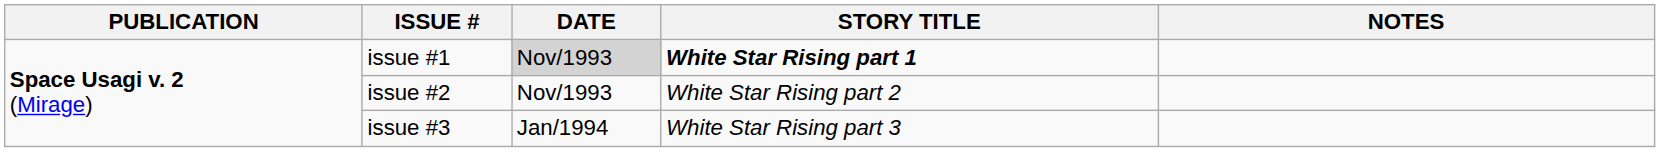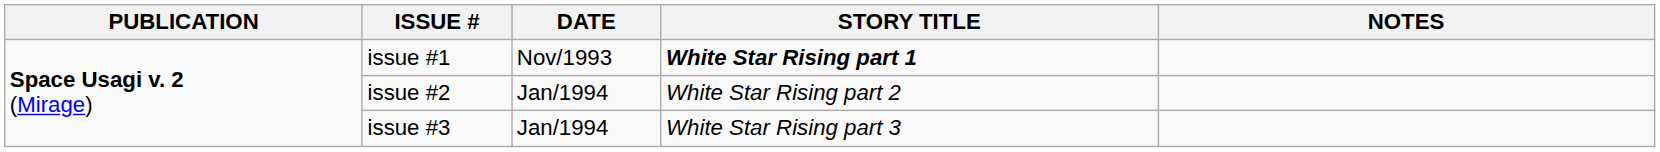(564, 57) lightgrey background -> (564, 57) no background
(564, 92) Nov/1993 -> (563, 92) Jan/1994
